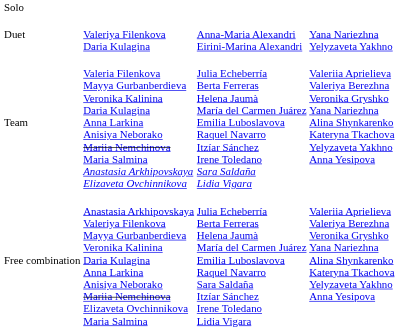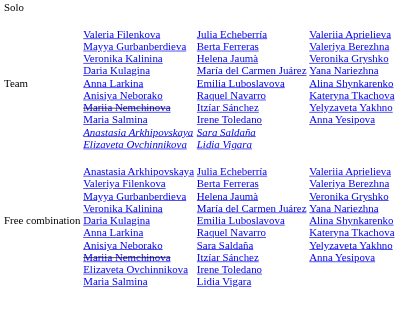- row: (15, 34)
